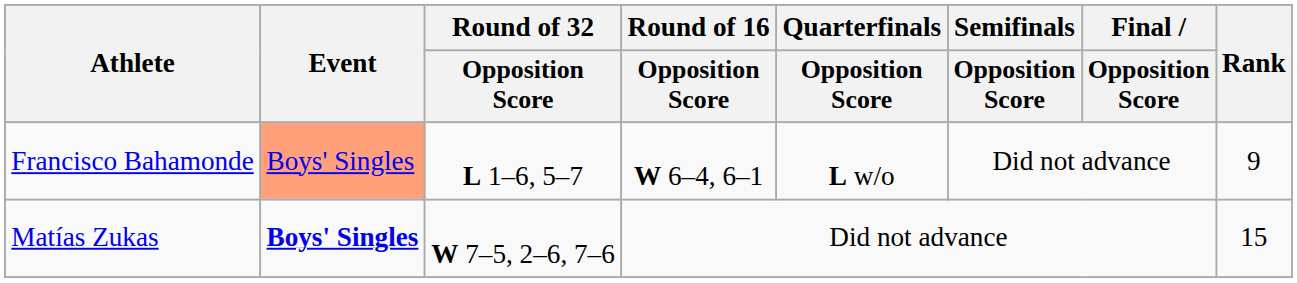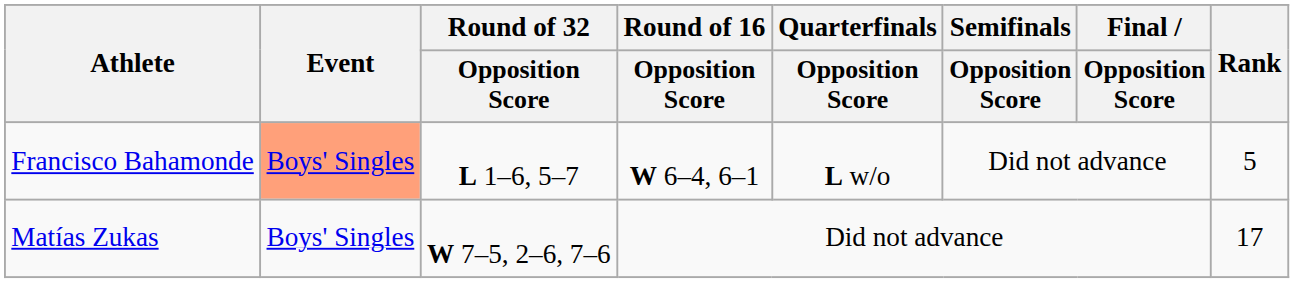(1254, 160) 9 -> (1250, 160) 5
(342, 238) bold -> (340, 238) normal
(1254, 238) 15 -> (1250, 238) 17
